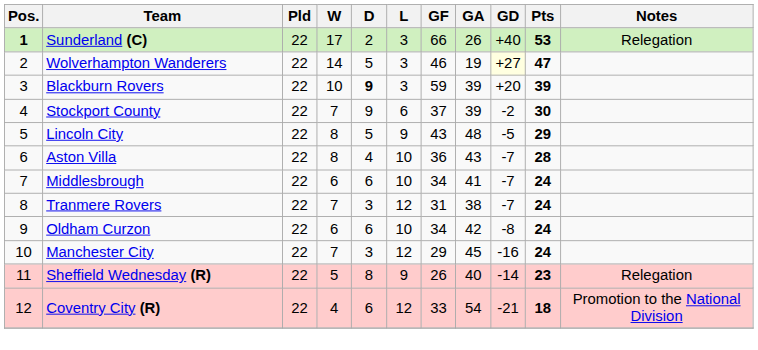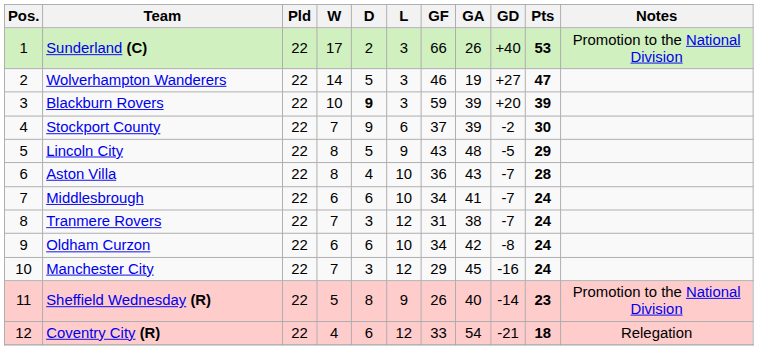(24, 39) bold -> (24, 48) normal
(657, 39) Relegation -> (657, 48) Promotion to the National Division
(508, 63) lightyellow background -> (508, 80) no background
(657, 275) Relegation -> (657, 300) Promotion to the National Division
(657, 307) Promotion to the National Division -> (657, 332) Relegation
